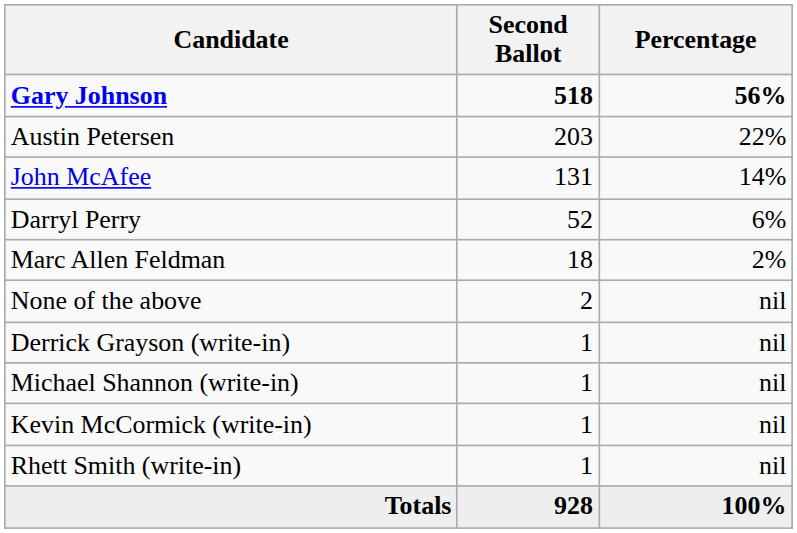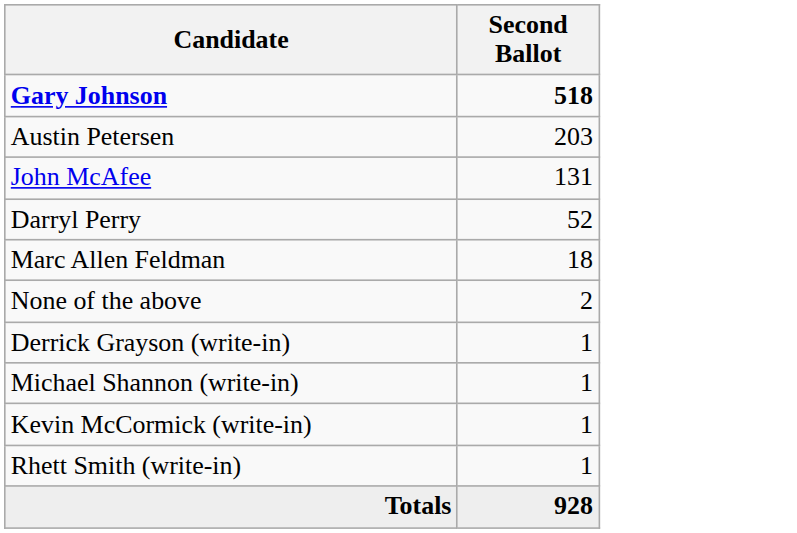- column: (696, 39)
